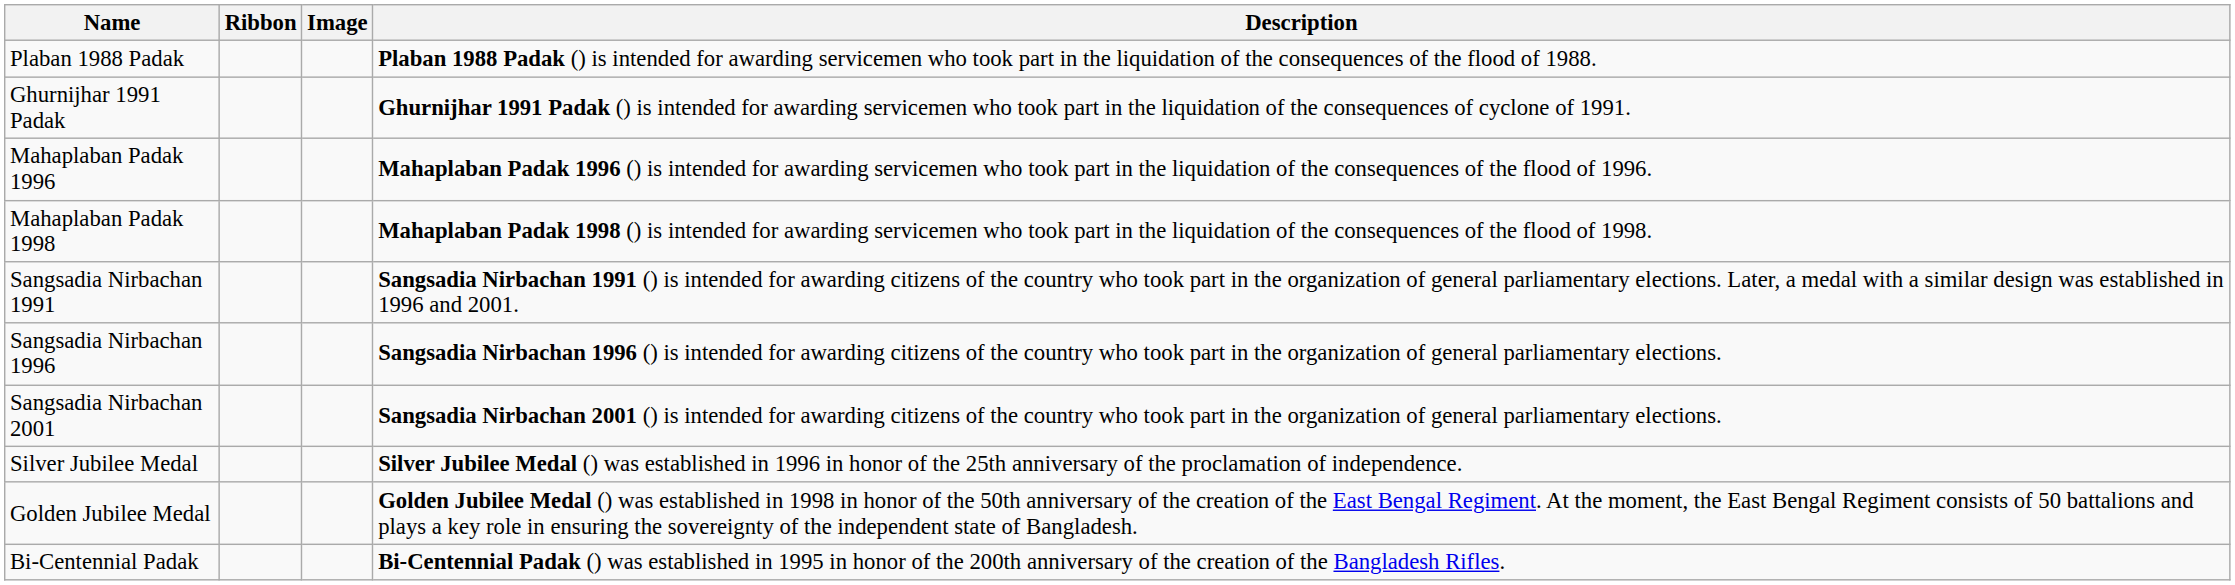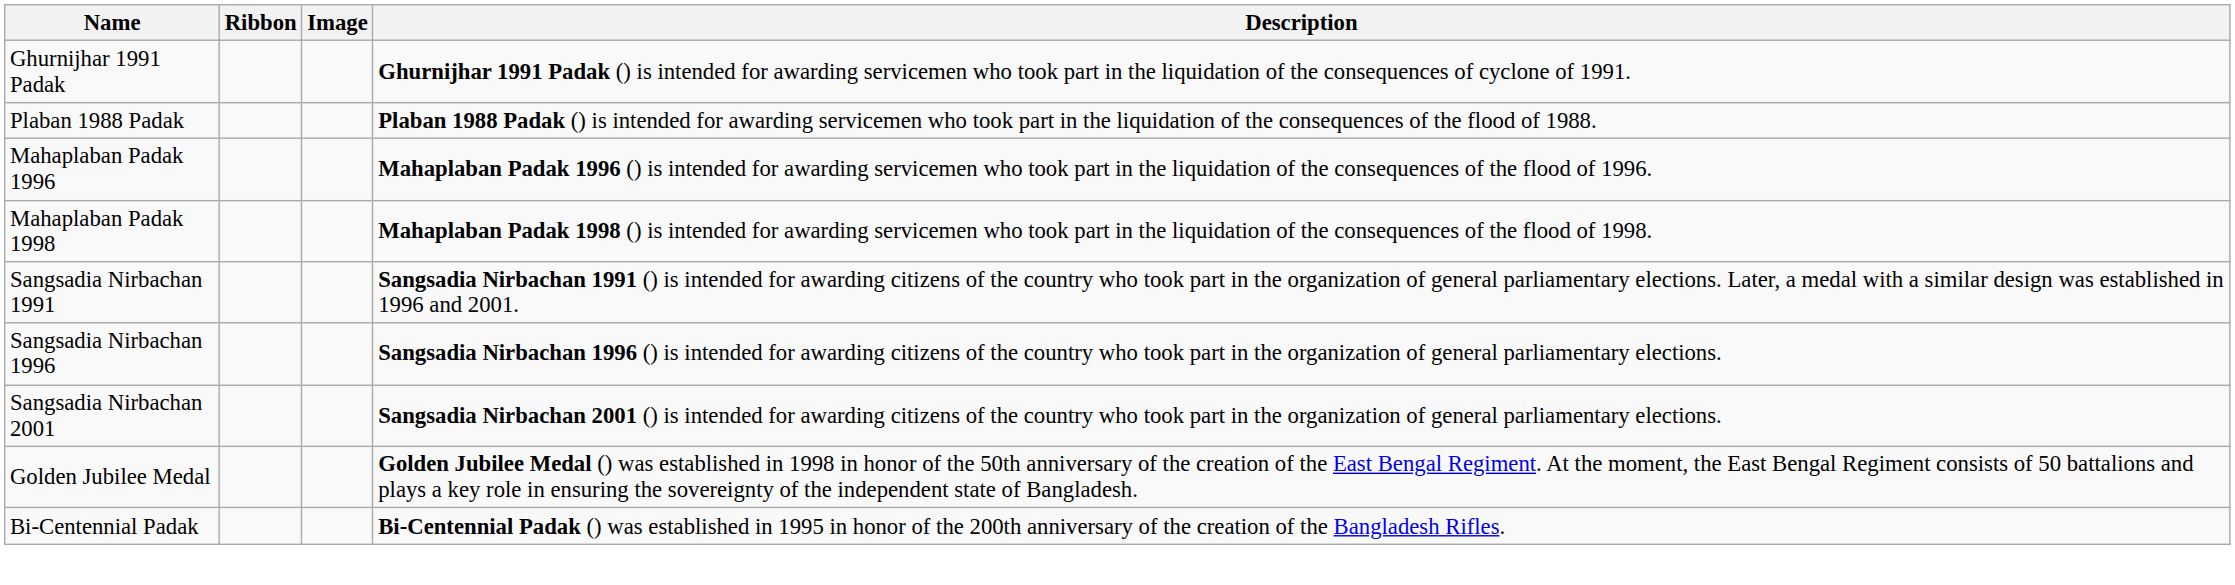rows swapped: (97, 58) <-> (85, 107)
- row: (104, 464)
